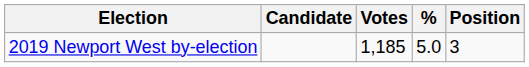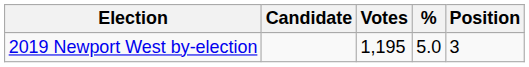(383, 47) 1,185 -> (383, 47) 1,195
